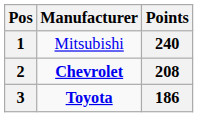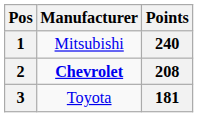(89, 97) bold -> (89, 97) normal
(167, 97) 186 -> (167, 97) 181
